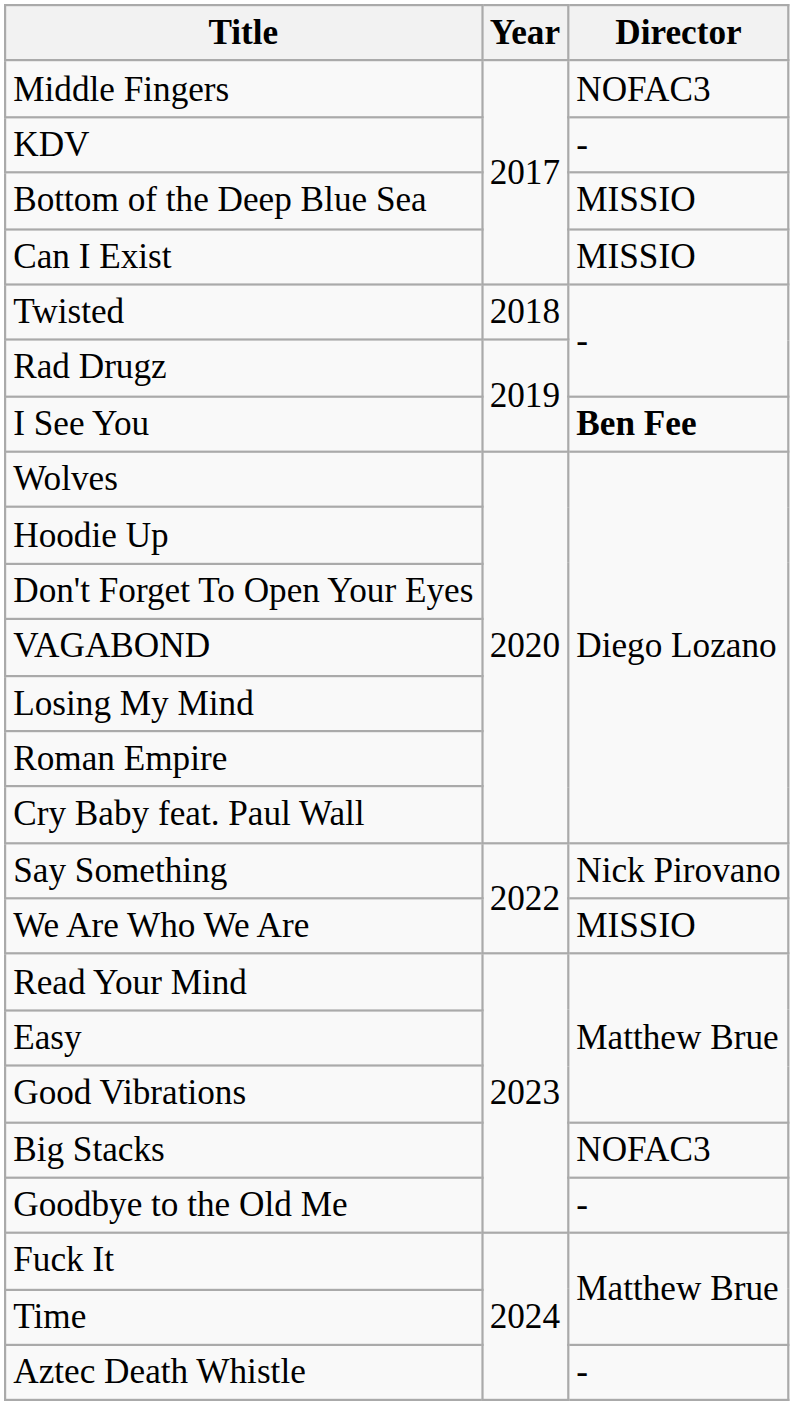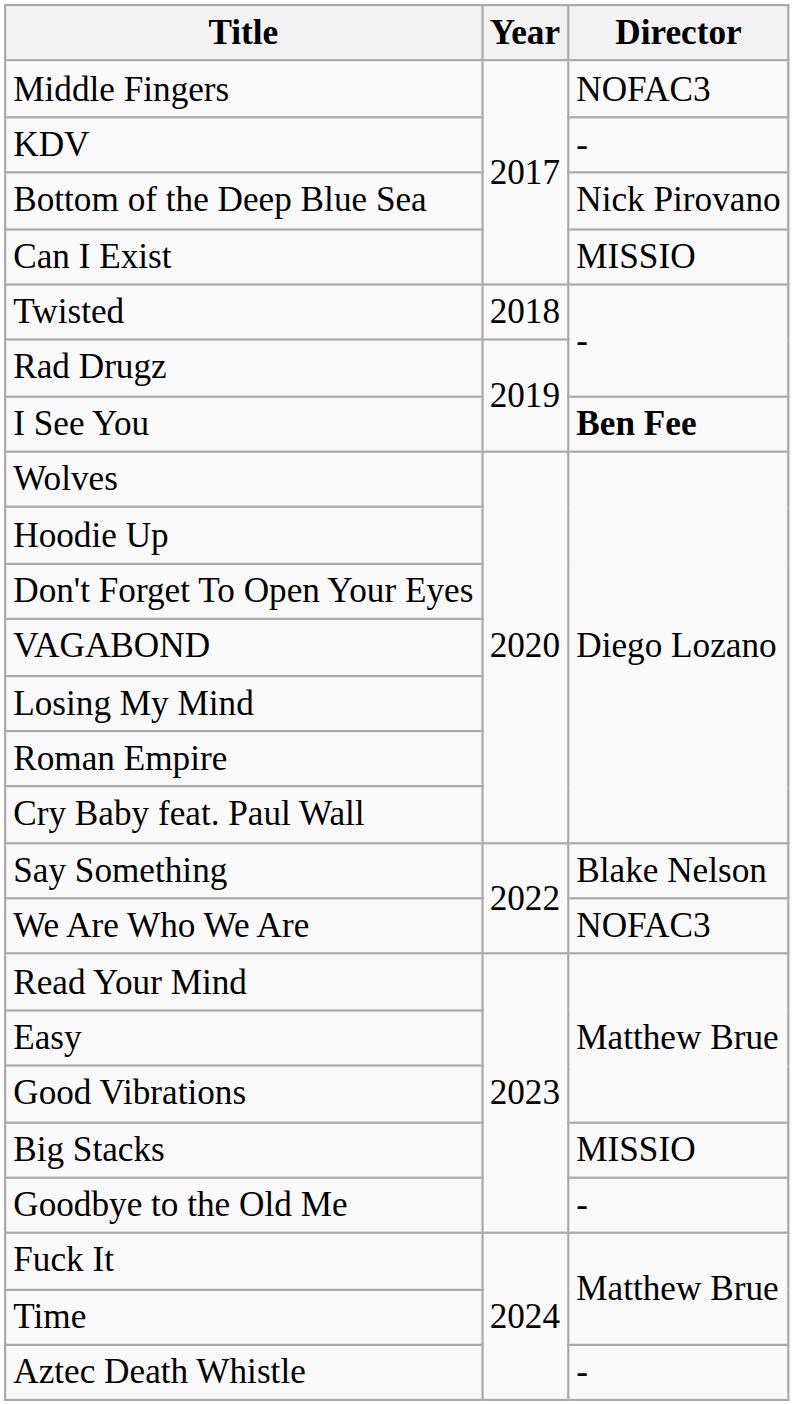(636, 199) MISSIO -> (678, 199) Nick Pirovano
(678, 869) Nick Pirovano -> (672, 869) Blake Nelson
(636, 925) MISSIO -> (643, 925) NOFAC3
(643, 1148) NOFAC3 -> (636, 1148) MISSIO
